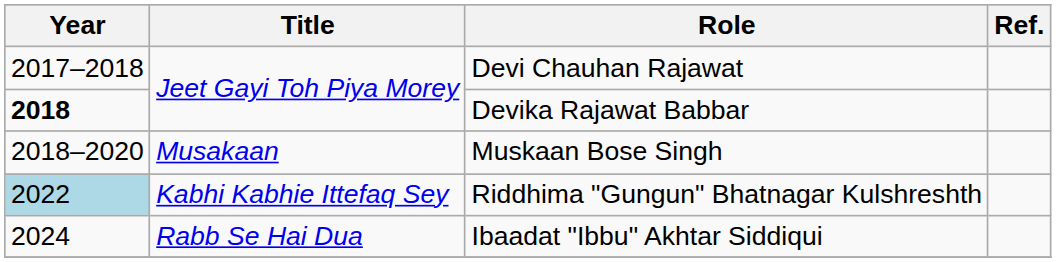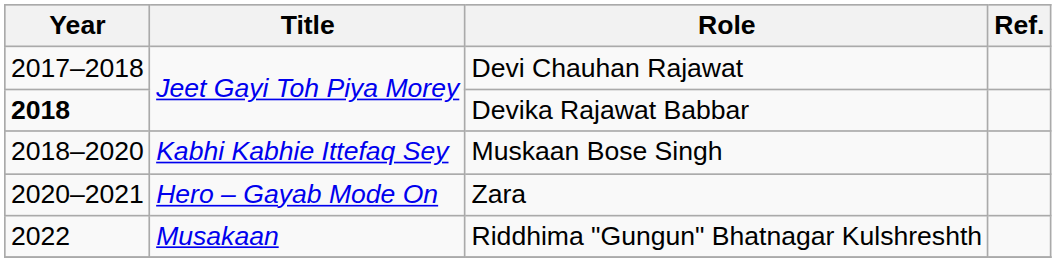(217, 151) Musakaan -> (302, 151) Kabhi Kabhie Ittefaq Sey
+ row: (499, 194)
(40, 194) lightblue background -> (40, 236) no background
(302, 194) Kabhi Kabhie Ittefaq Sey -> (217, 236) Musakaan
- row: (647, 236)
